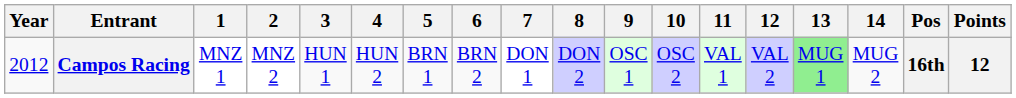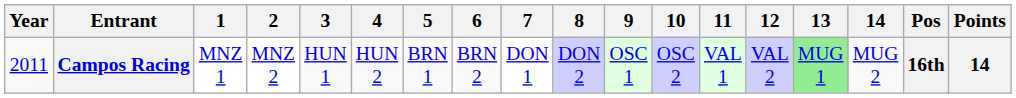(29, 64) 2012 -> (29, 64) 2011
(980, 64) 12 -> (980, 64) 14
